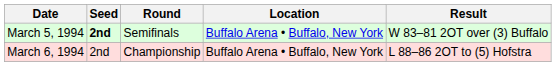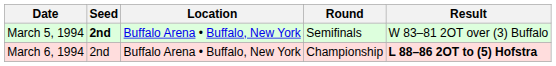columns swapped: (294, 14) <-> (162, 14)
(460, 52) normal -> (463, 52) bold
